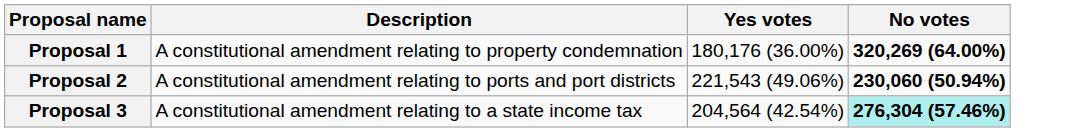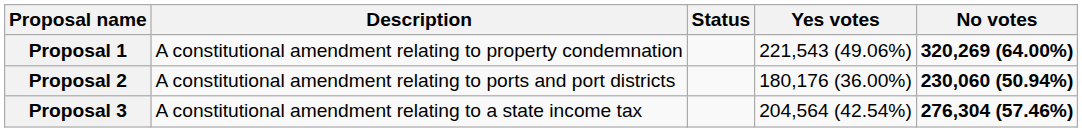+ column: (721, 19)
(768, 50) 180,176 (36.00%) -> (835, 50) 221,543 (49.06%)
(768, 80) 221,543 (49.06%) -> (835, 80) 180,176 (36.00%)
(929, 111) paleturquoise background -> (997, 111) no background
